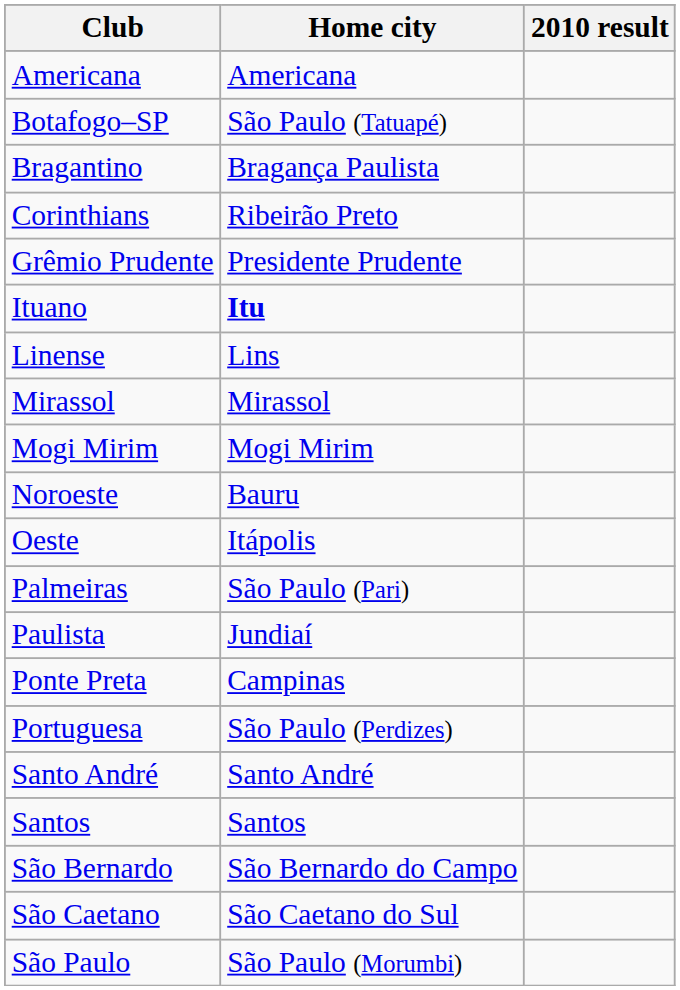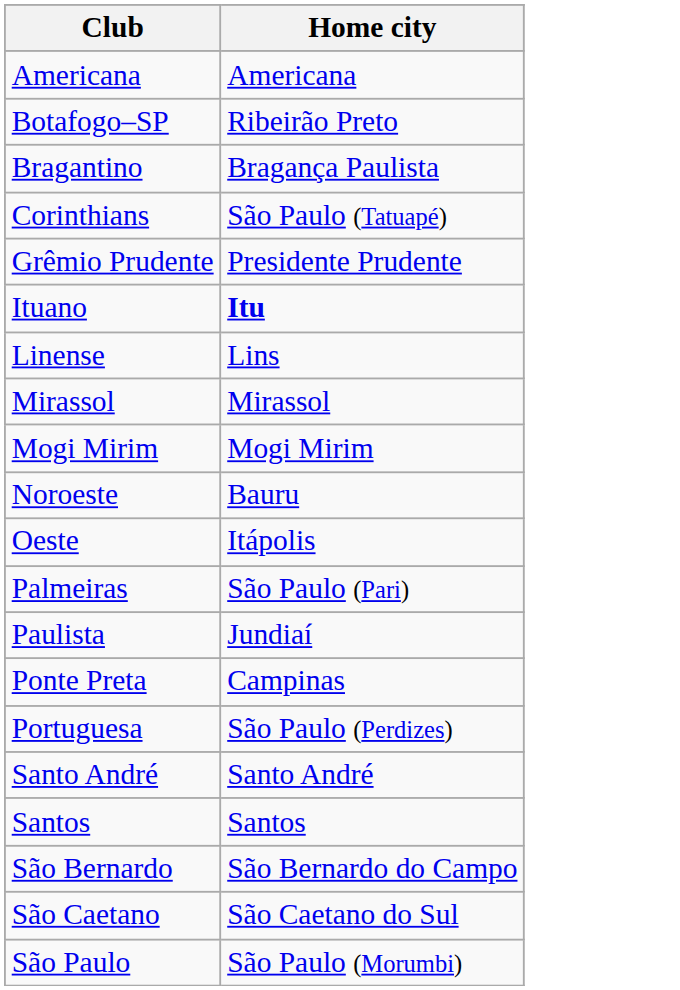- column: (600, 27)
(337, 121) São Paulo (Tatuapé) -> (313, 121) Ribeirão Preto
(313, 214) Ribeirão Preto -> (337, 214) São Paulo (Tatuapé)
